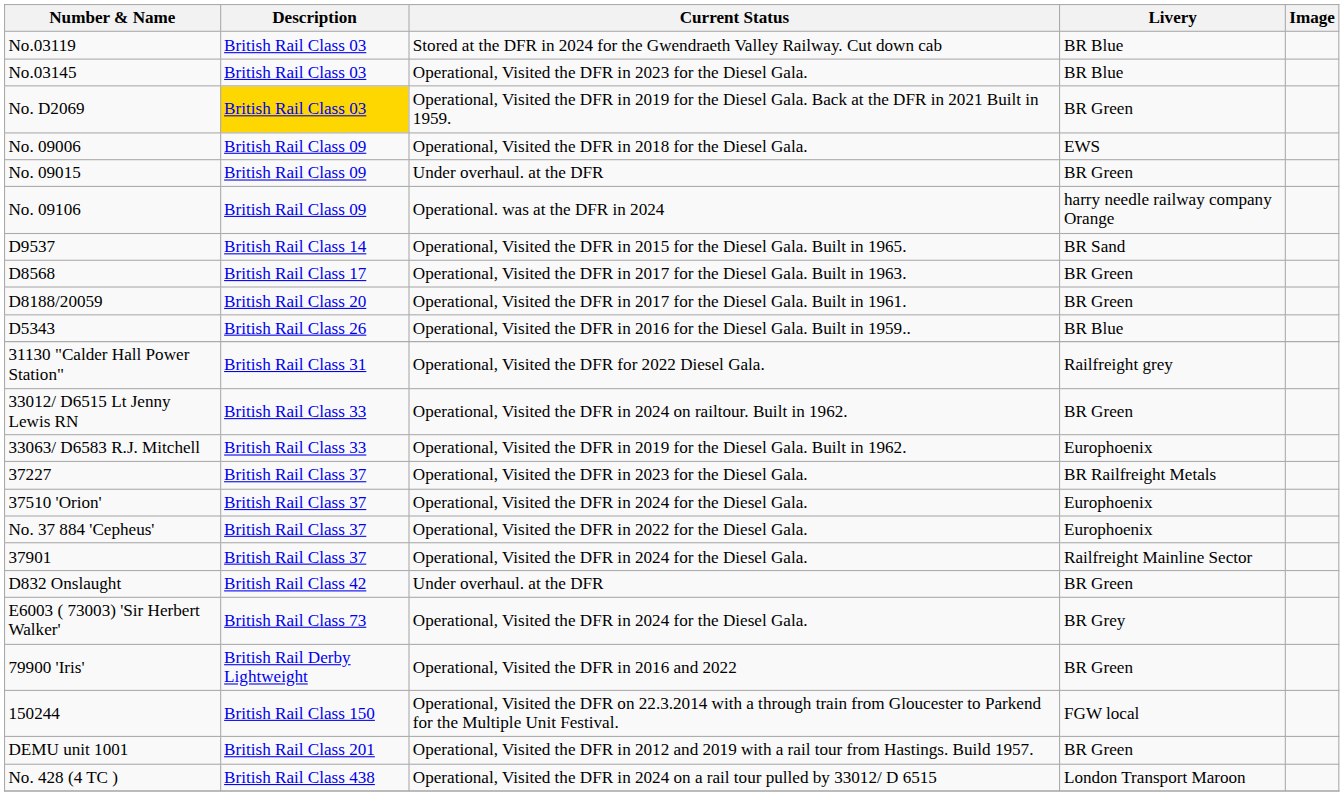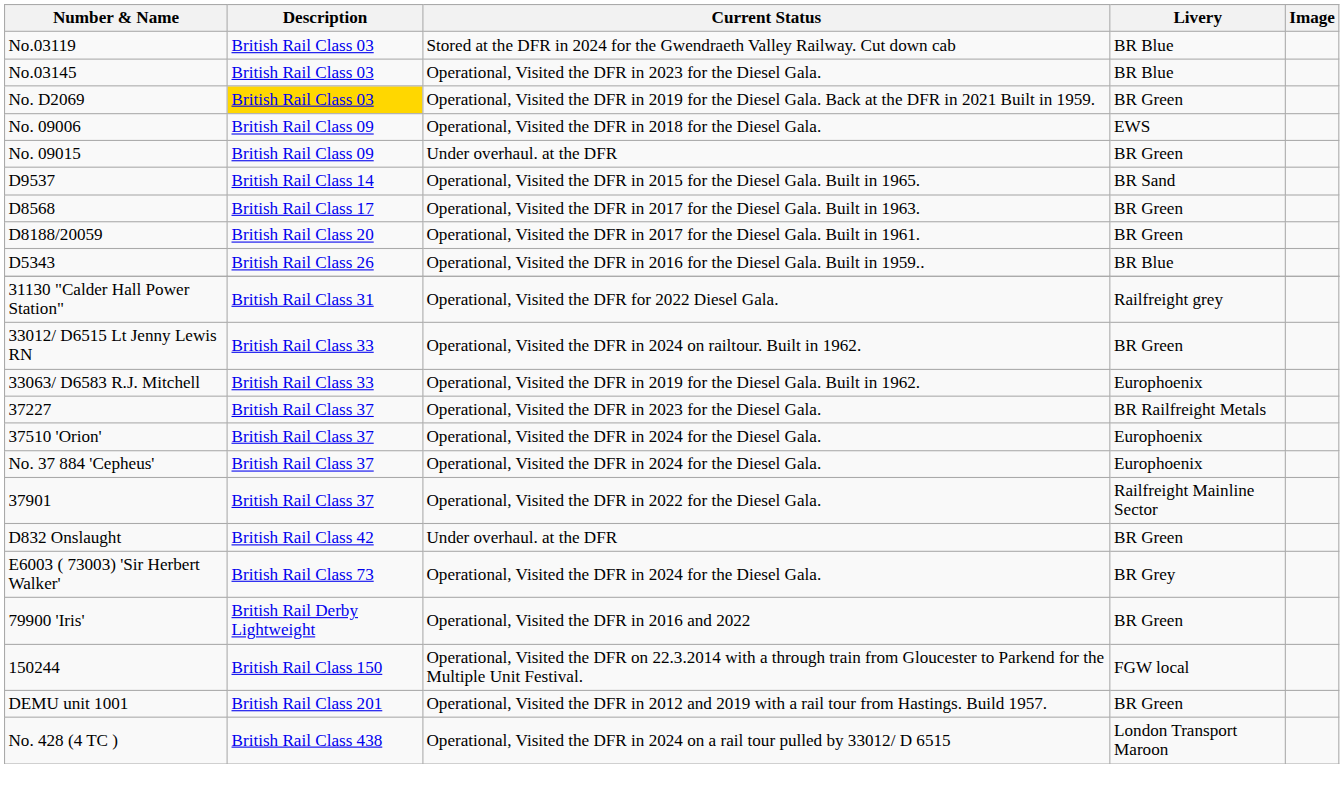- row: (45, 209)
(610, 529) Operational, Visited the DFR in 2022 for the Diesel Gala. -> (624, 463) Operational, Visited the DFR in 2024 for the Diesel Gala.
(610, 556) Operational, Visited the DFR in 2024 for the Diesel Gala. -> (624, 500) Operational, Visited the DFR in 2022 for the Diesel Gala.
